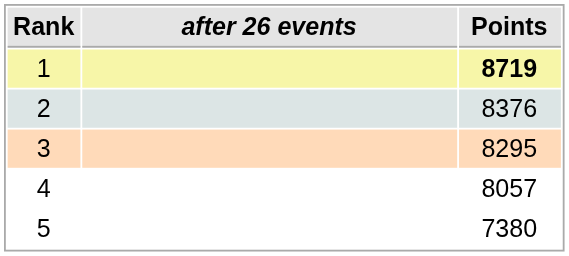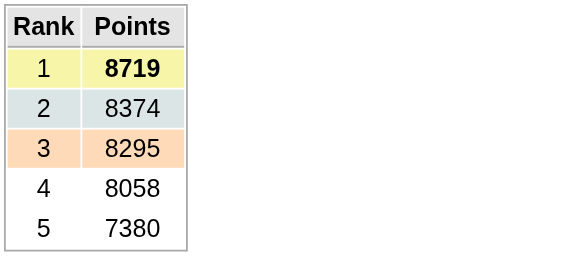- column: (269, 27)
(509, 109) 8376 -> (133, 109) 8374
(509, 189) 8057 -> (133, 189) 8058
